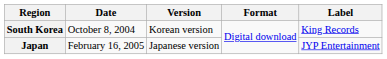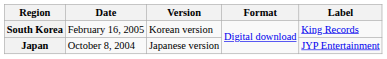(101, 29) October 8, 2004 -> (106, 29) February 16, 2005
(106, 45) February 16, 2005 -> (101, 45) October 8, 2004
